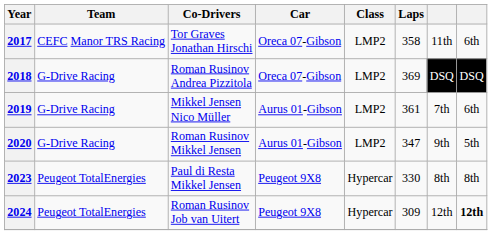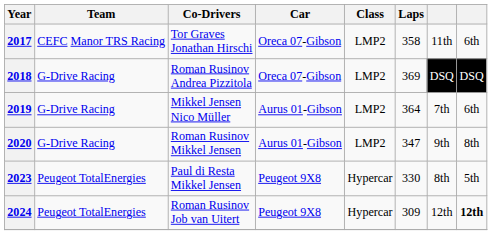(411, 109) 361 -> (411, 109) 364
(472, 143) 5th -> (472, 143) 8th
(472, 178) 8th -> (472, 178) 5th
